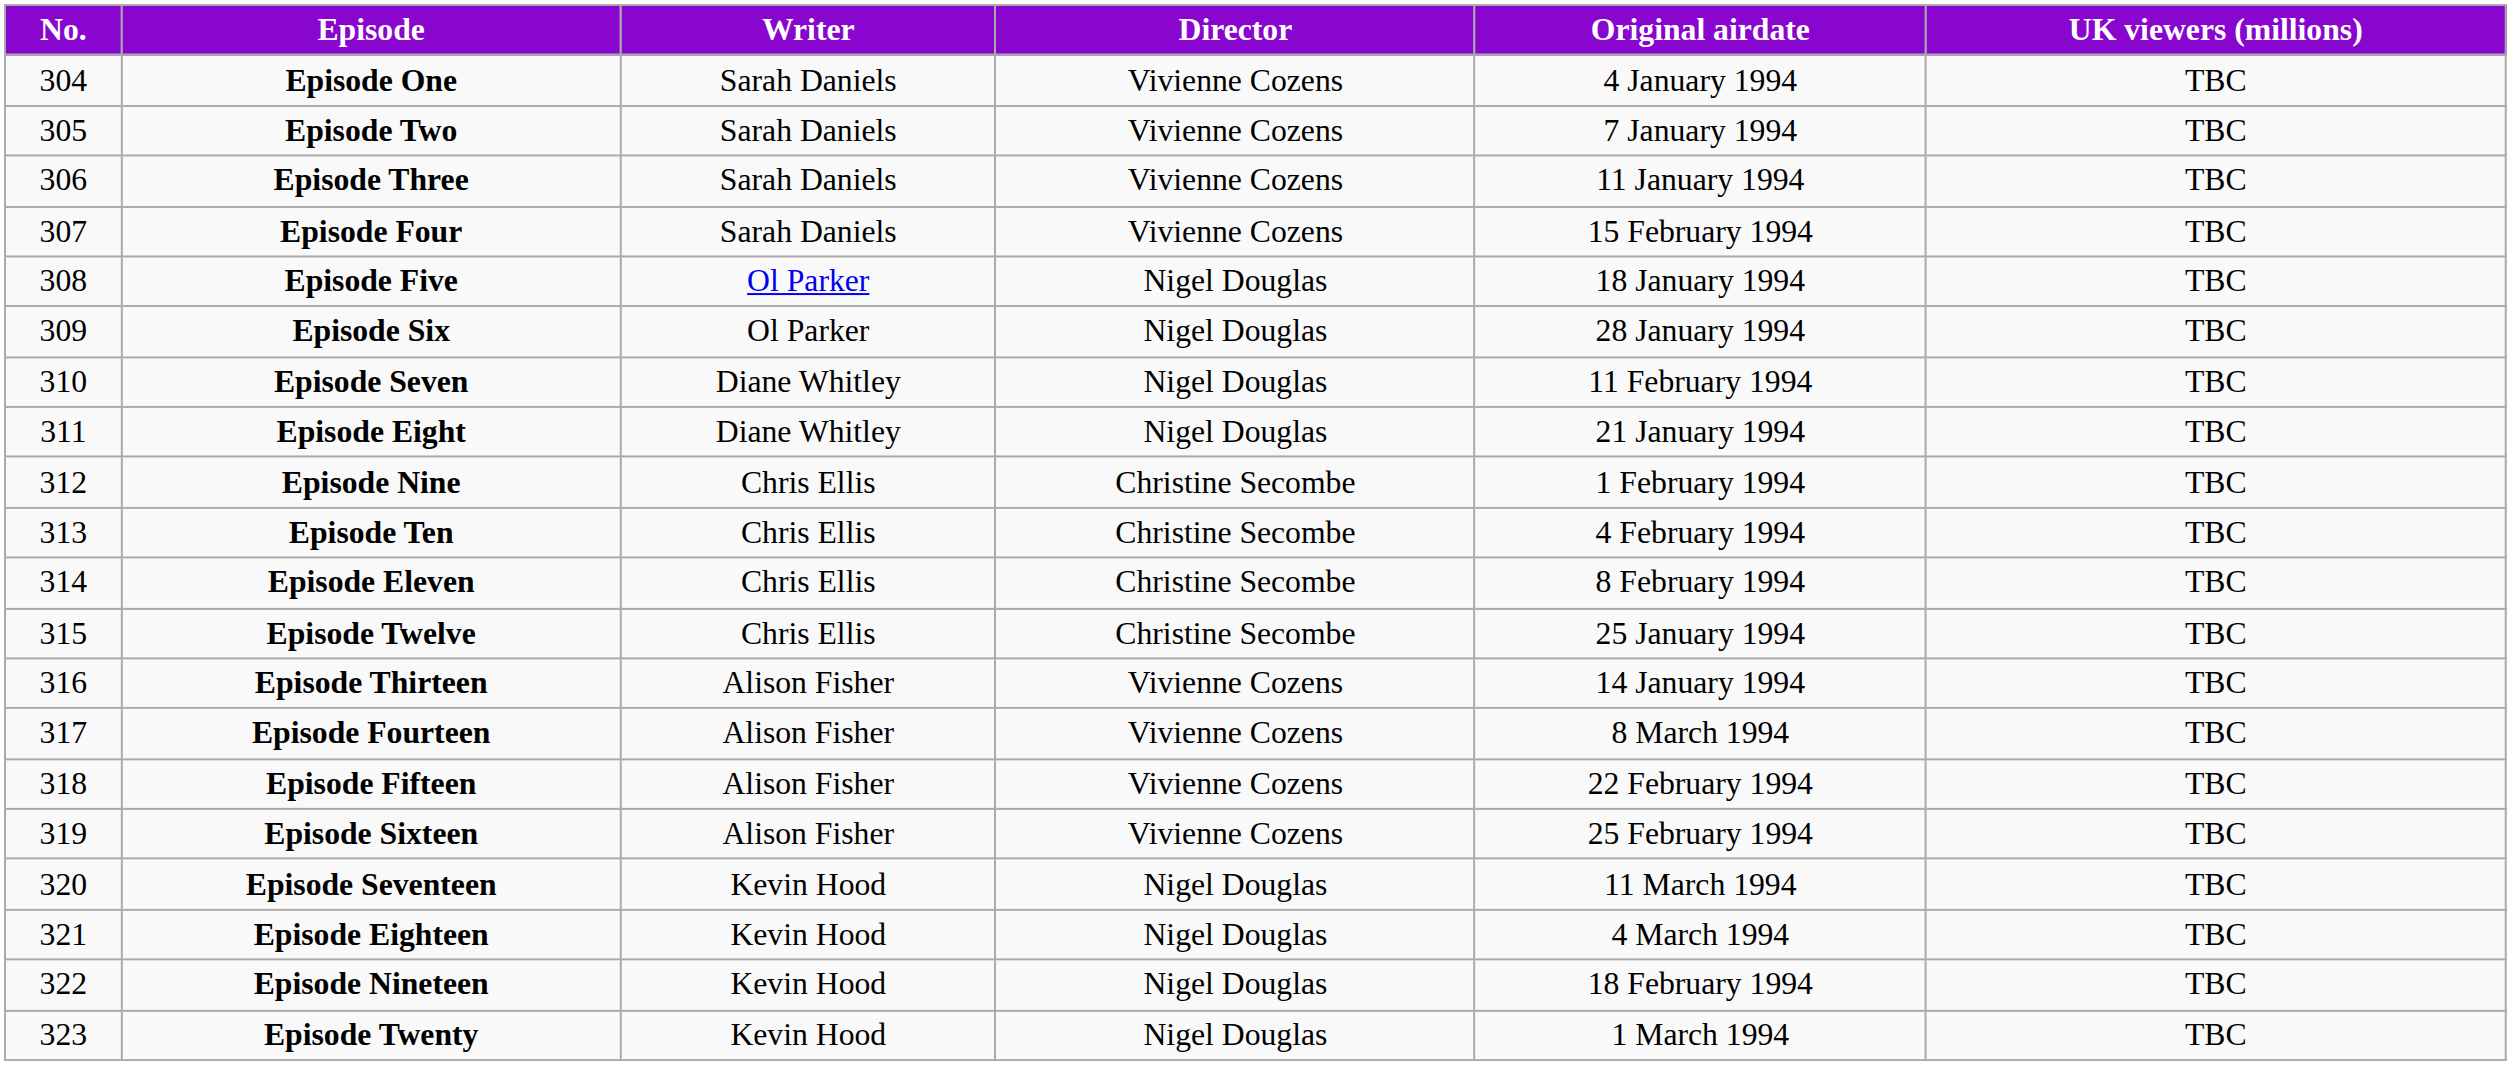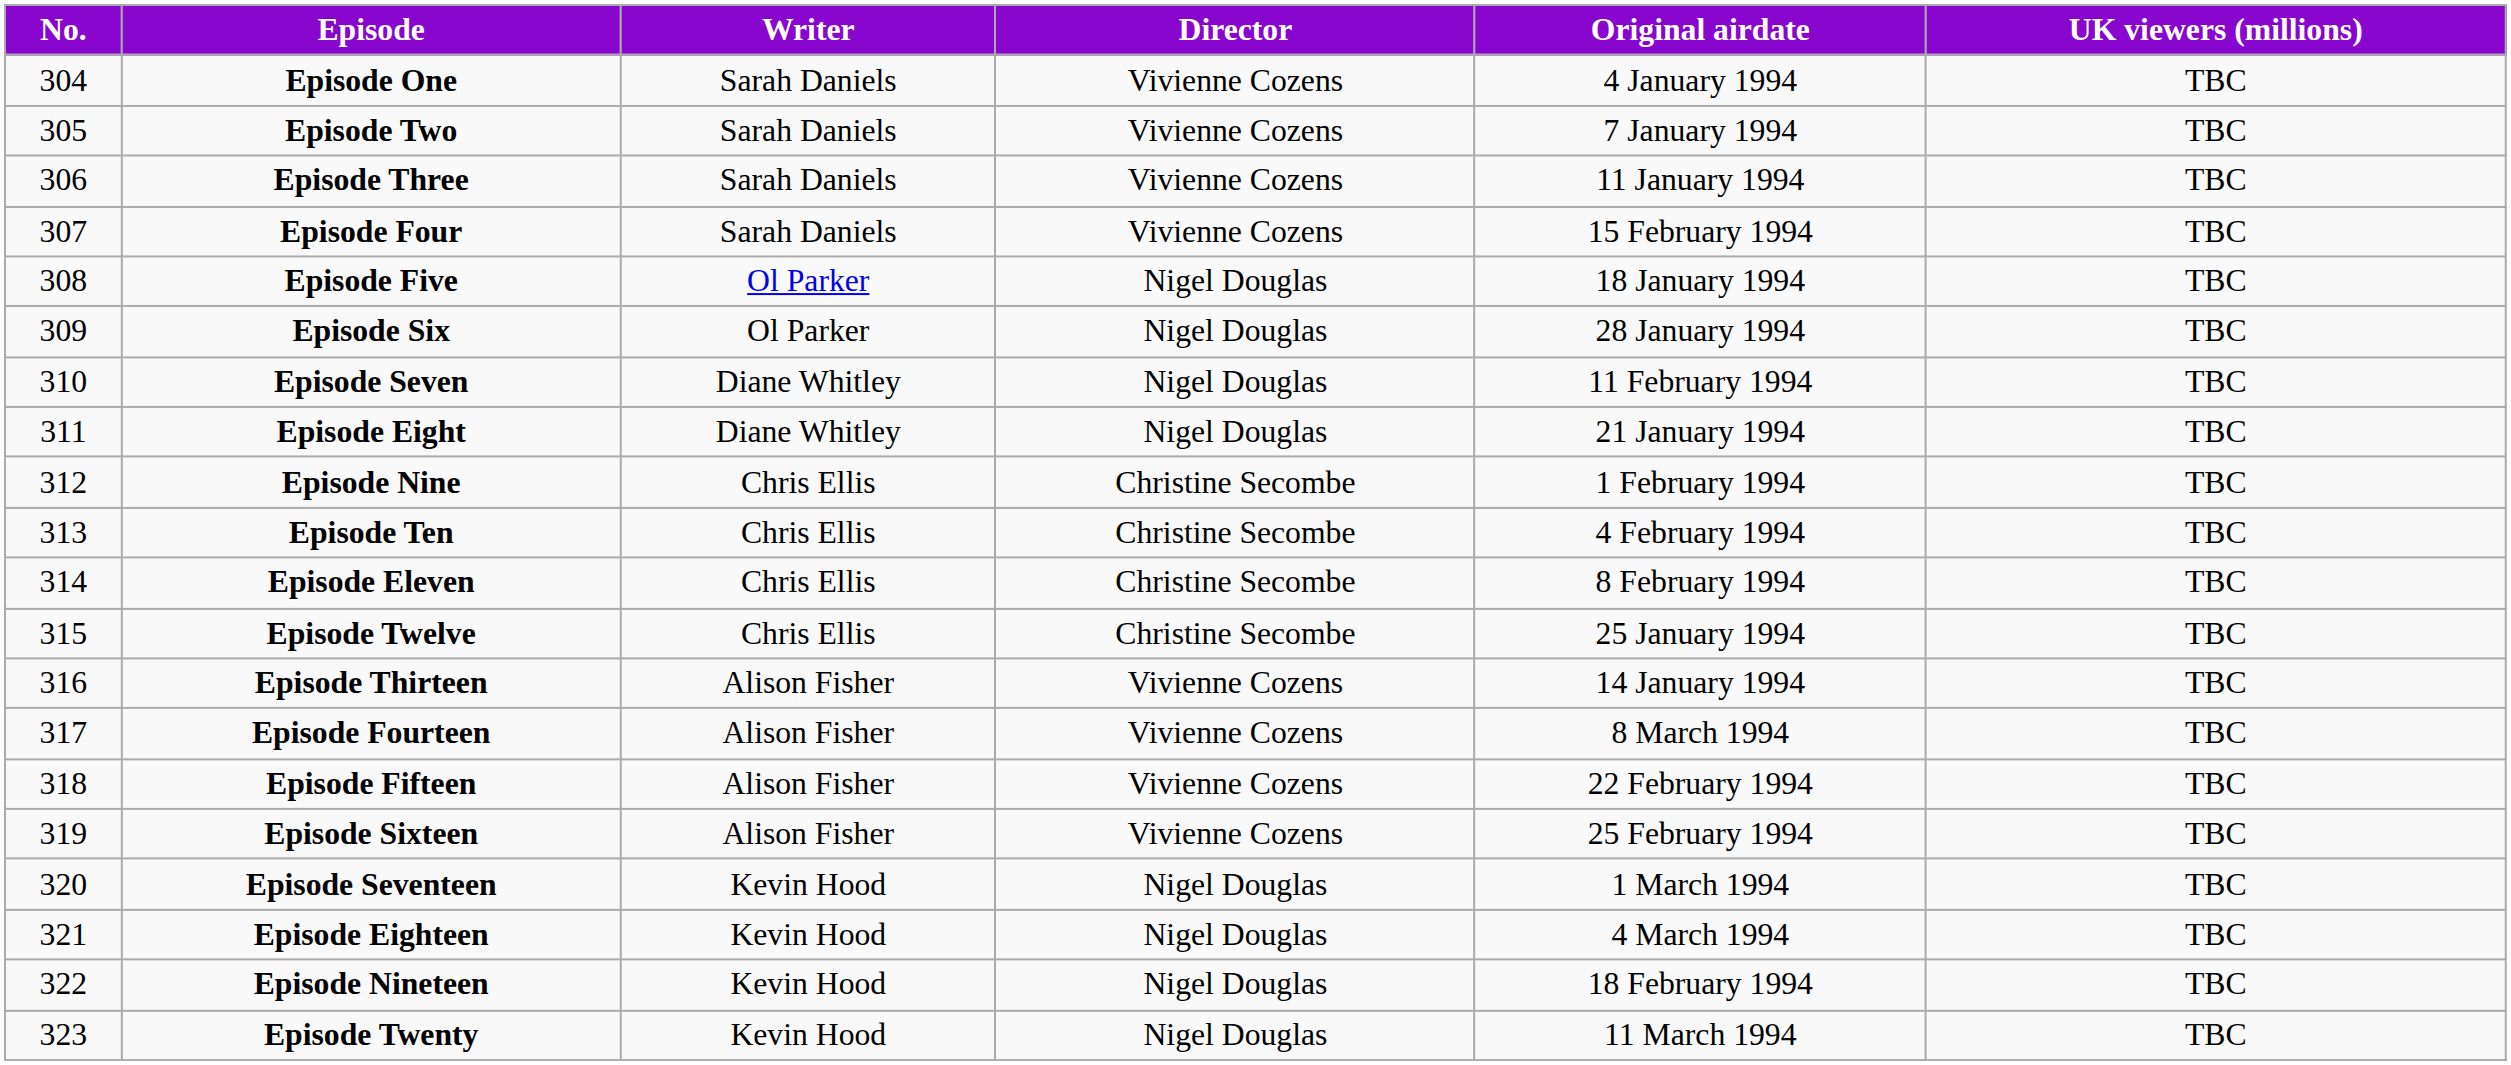(1700, 883) 11 March 1994 -> (1700, 883) 1 March 1994
(1700, 1034) 1 March 1994 -> (1700, 1034) 11 March 1994
